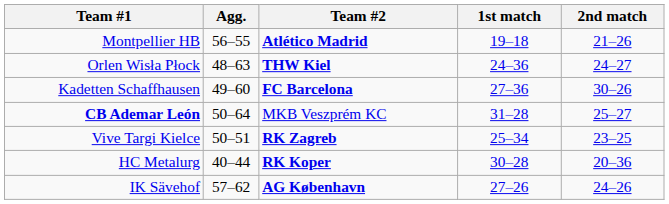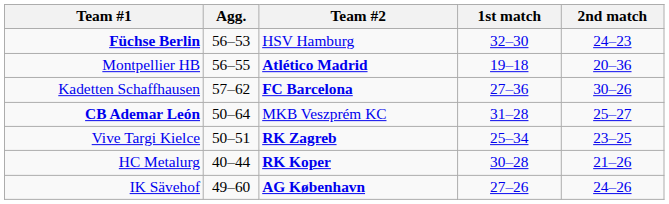+ row: (155, 41)
(612, 41) 21–26 -> (612, 65) 20–36
- row: (144, 65)
(231, 89) 49–60 -> (231, 89) 57–62
(612, 162) 20–36 -> (612, 162) 21–26
(231, 187) 57–62 -> (231, 187) 49–60
